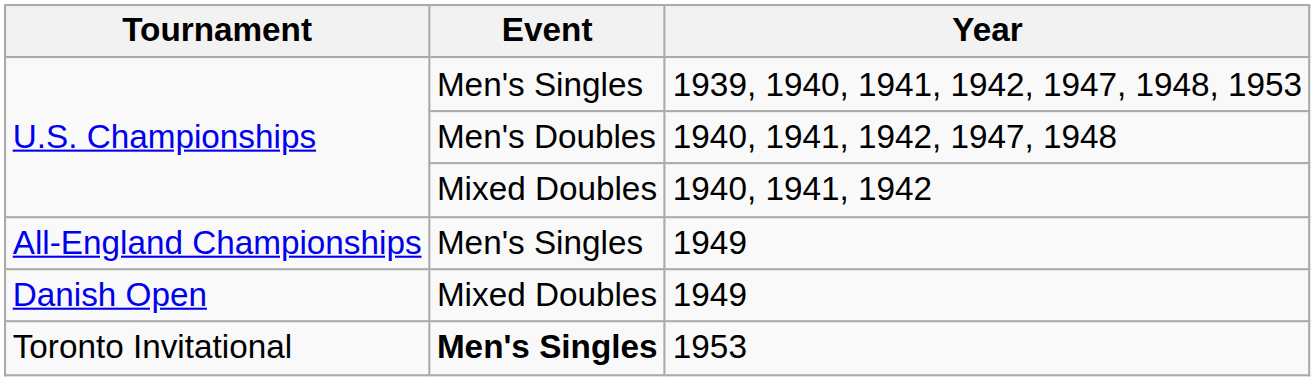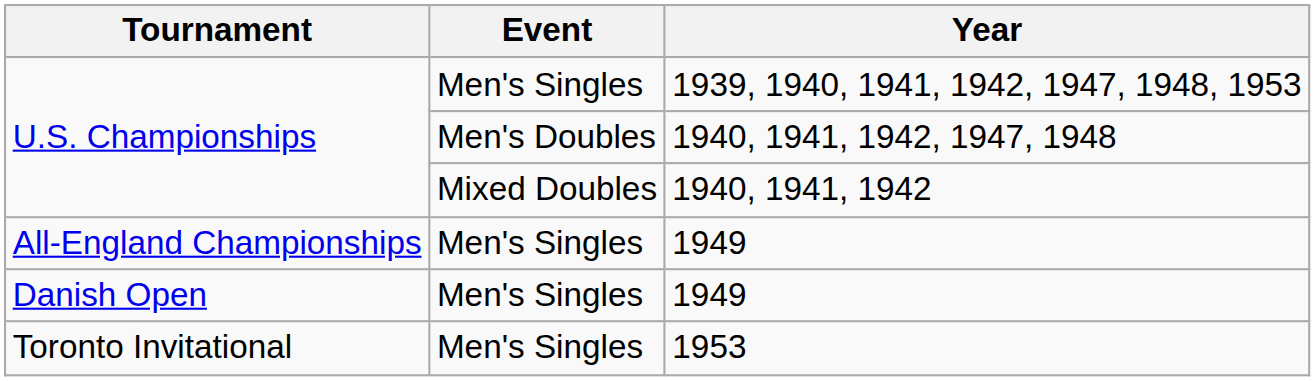(547, 294) Mixed Doubles -> (540, 294) Men's Singles
(547, 347) bold -> (540, 347) normal
